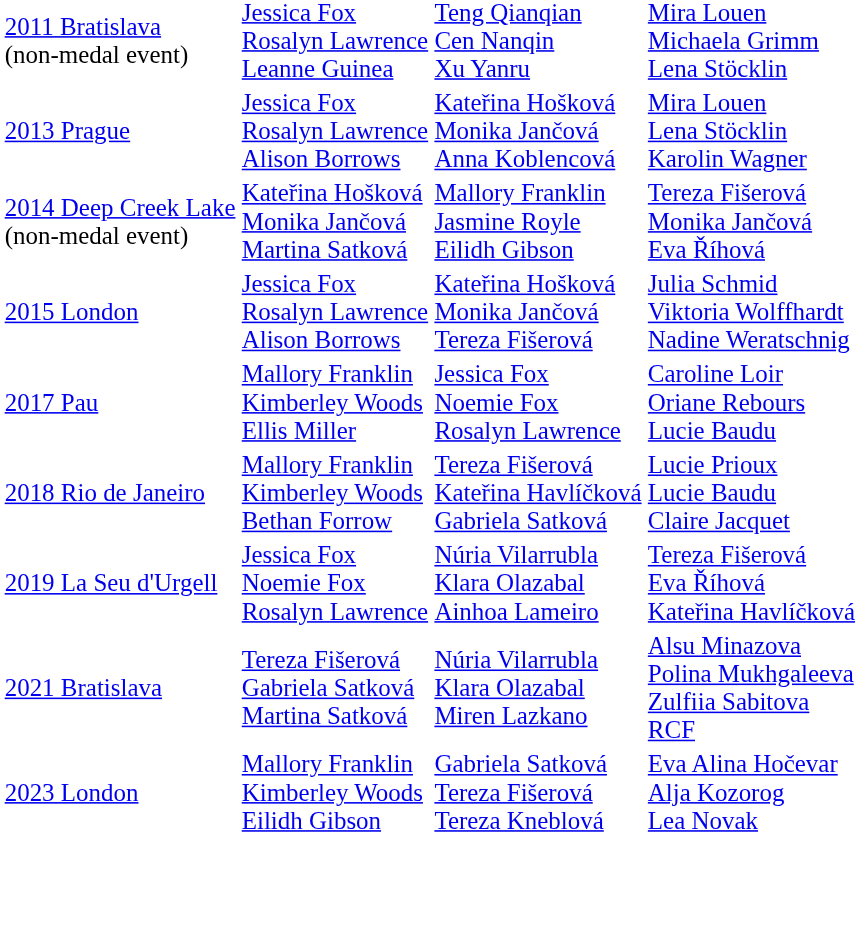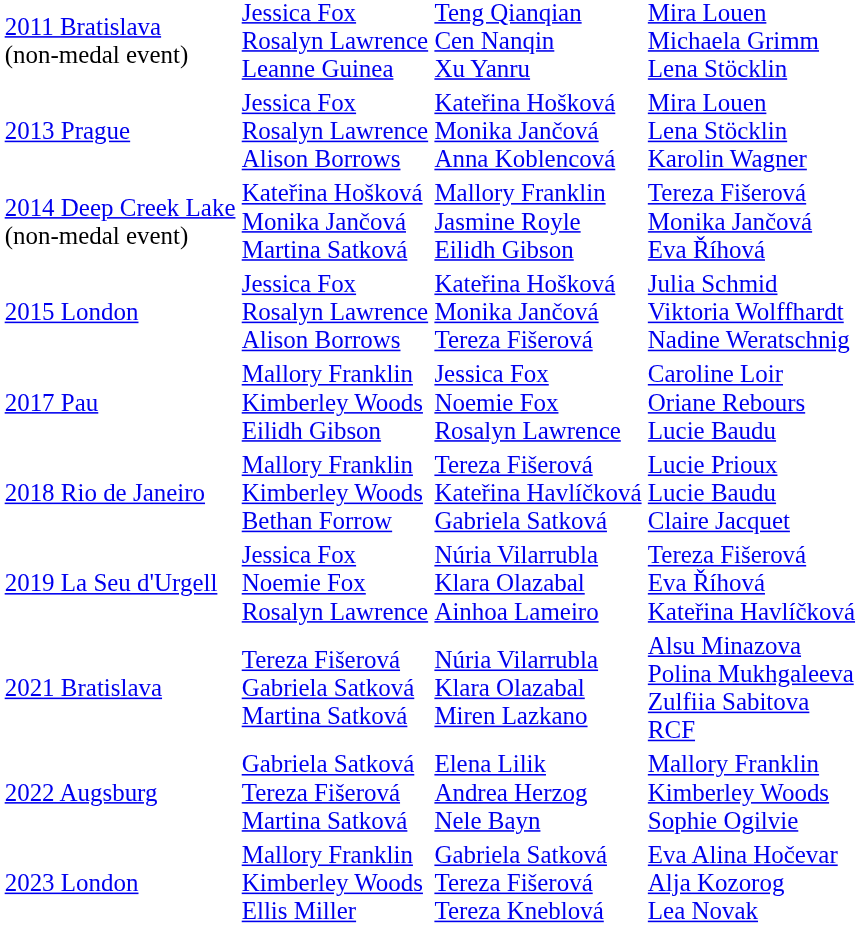(332, 402) Mallory Franklin Kimberley Woods Ellis Miller -> (332, 402) Mallory Franklin Kimberley Woods Eilidh Gibson
+ row: (81, 792)
(332, 792) Mallory Franklin Kimberley Woods Eilidh Gibson -> (332, 882) Mallory Franklin Kimberley Woods Ellis Miller
